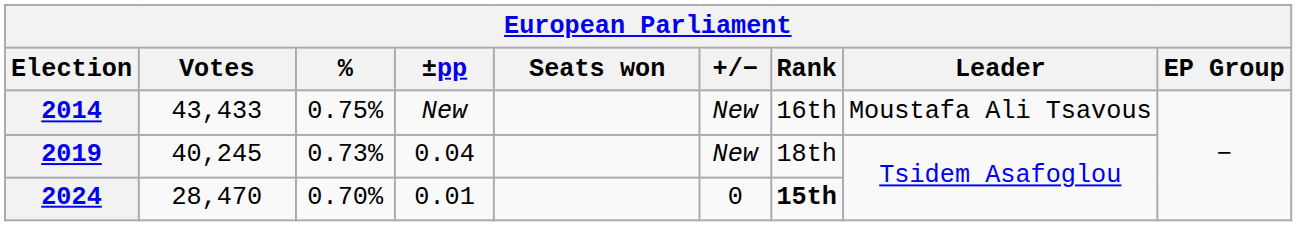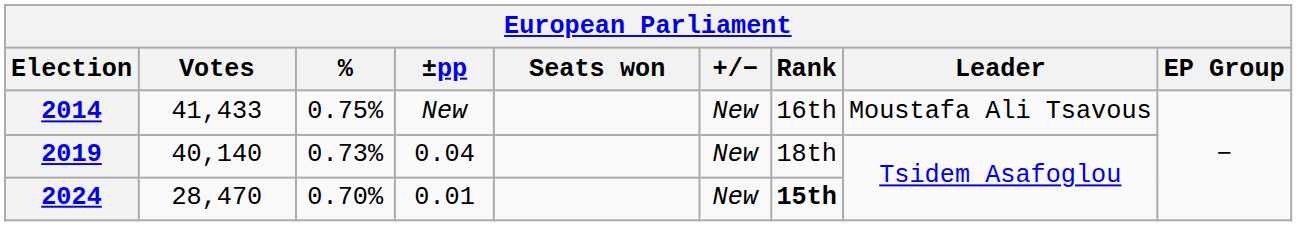(217, 112) 43,433 -> (217, 112) 41,433
(217, 155) 40,245 -> (217, 155) 40,140
(735, 198) 0 -> (735, 198) New
